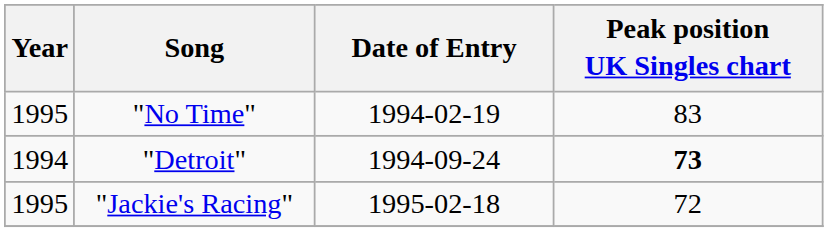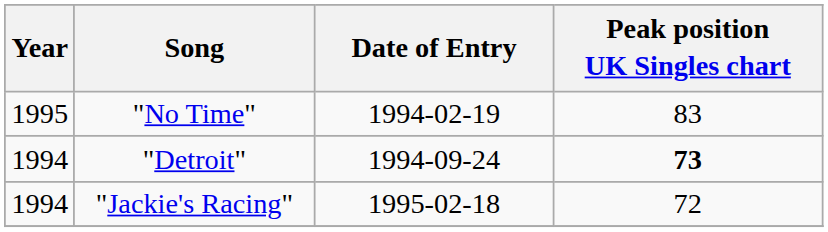(40, 203) 1995 -> (40, 203) 1994
